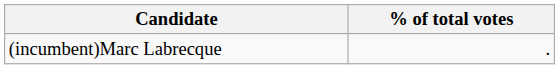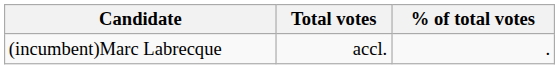+ column: (334, 19)
